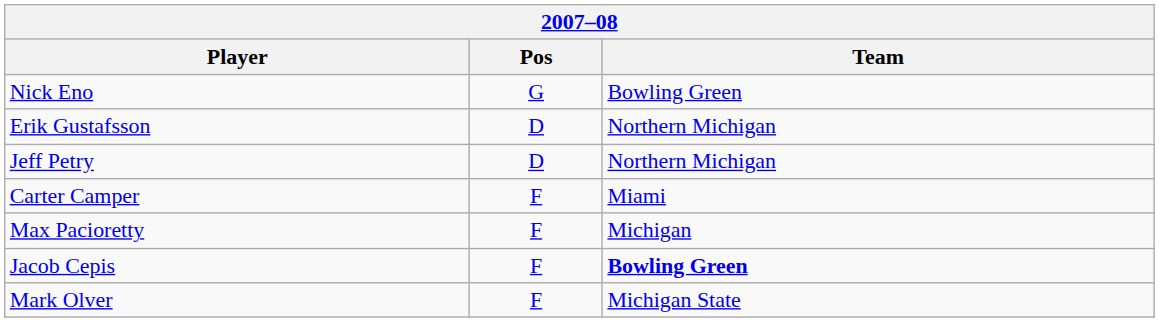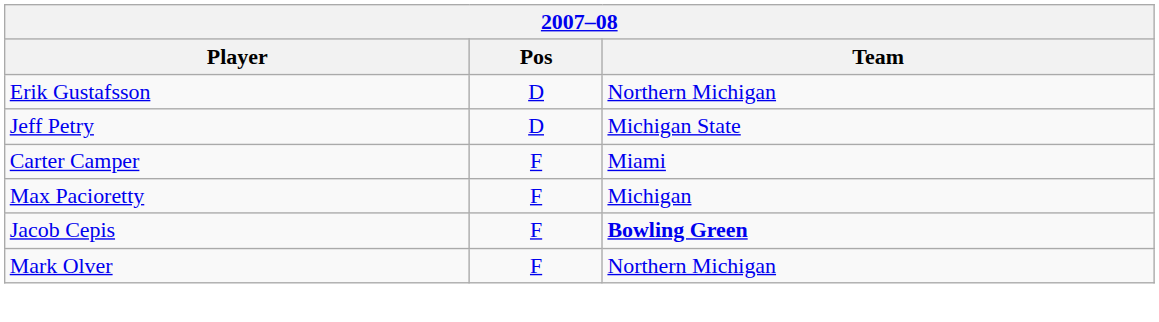- row: (51, 91)
(692, 160) Northern Michigan -> (674, 126) Michigan State
(674, 299) Michigan State -> (692, 265) Northern Michigan
